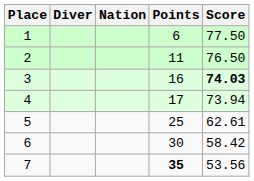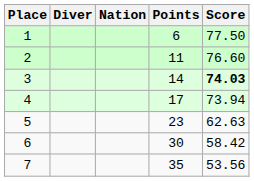(226, 58) 76.50 -> (226, 58) 76.60
(176, 79) 16 -> (176, 79) 14
(176, 122) 25 -> (176, 122) 23
(226, 122) 62.61 -> (226, 122) 62.63
(176, 165) bold -> (176, 165) normal
